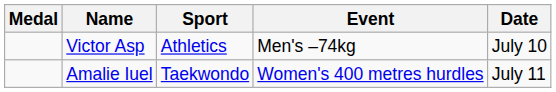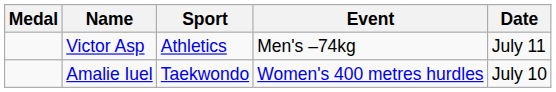(519, 46) July 10 -> (519, 46) July 11
(519, 74) July 11 -> (519, 74) July 10
